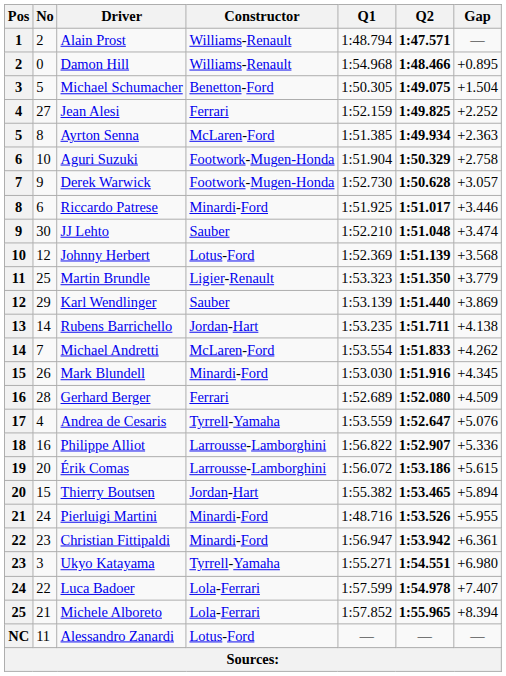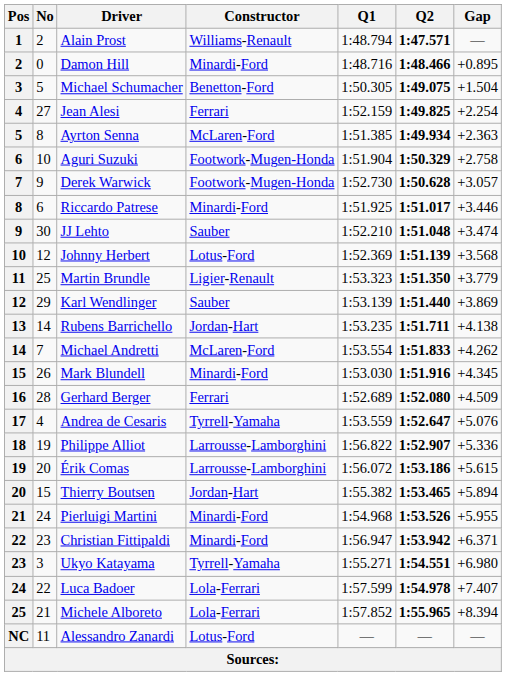(240, 64) Williams-Renault -> (229, 64) Minardi-Ford
(367, 64) 1:54.968 -> (367, 64) 1:48.716
(478, 111) +2.252 -> (478, 111) +2.254
(43, 445) 16 -> (43, 445) 19
(367, 516) 1:48.716 -> (367, 516) 1:54.968
(478, 540) +6.361 -> (478, 540) +6.371
